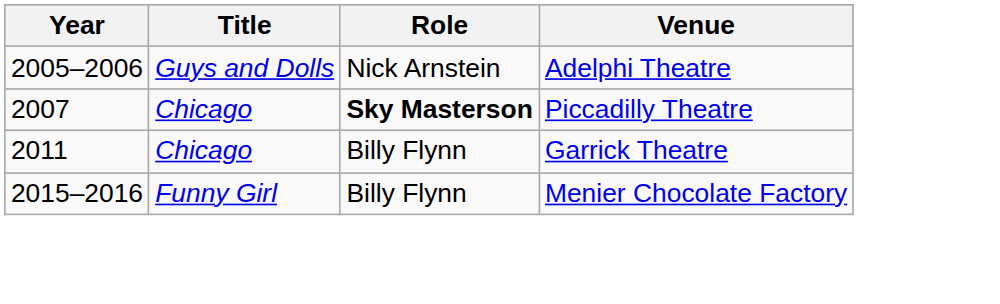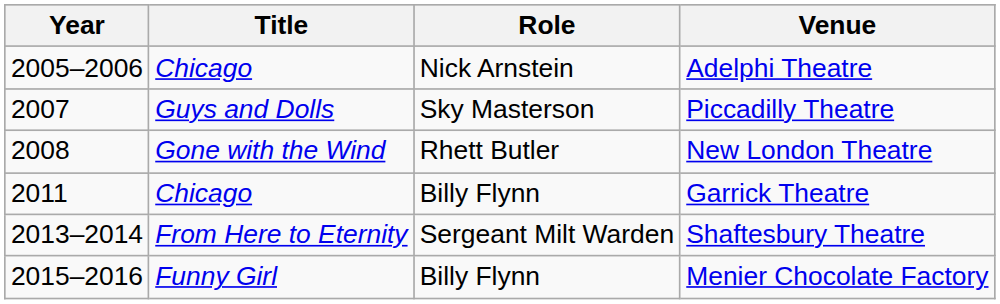(245, 67) Guys and Dolls -> (204, 67) Chicago
(204, 109) Chicago -> (245, 109) Guys and Dolls
(440, 109) bold -> (507, 109) normal
+ row: (809, 151)
+ row: (806, 234)
